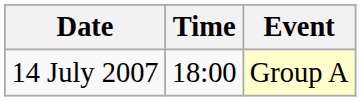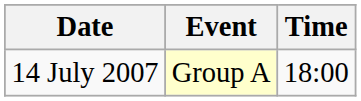columns swapped: (204, 27) <-> (299, 27)
